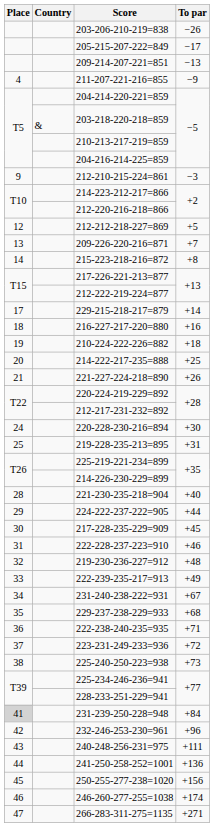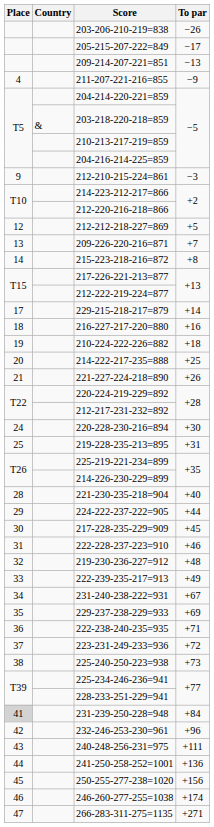(193, 612) +68 -> (193, 612) +69
